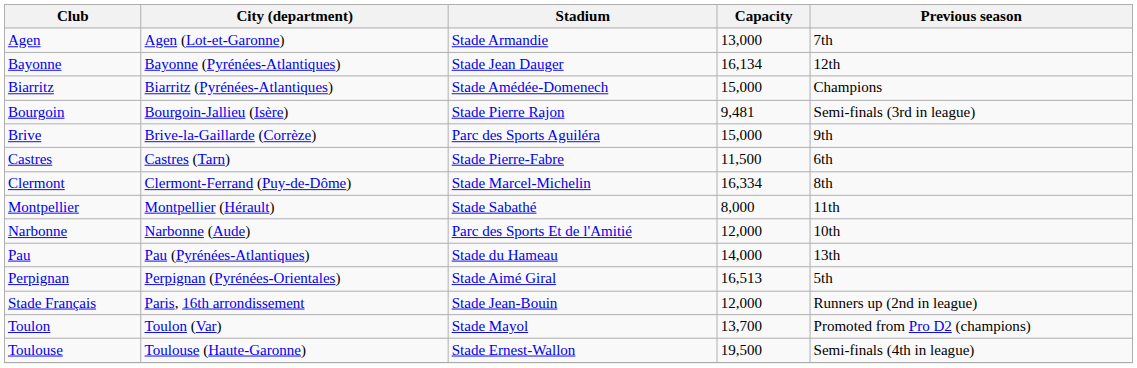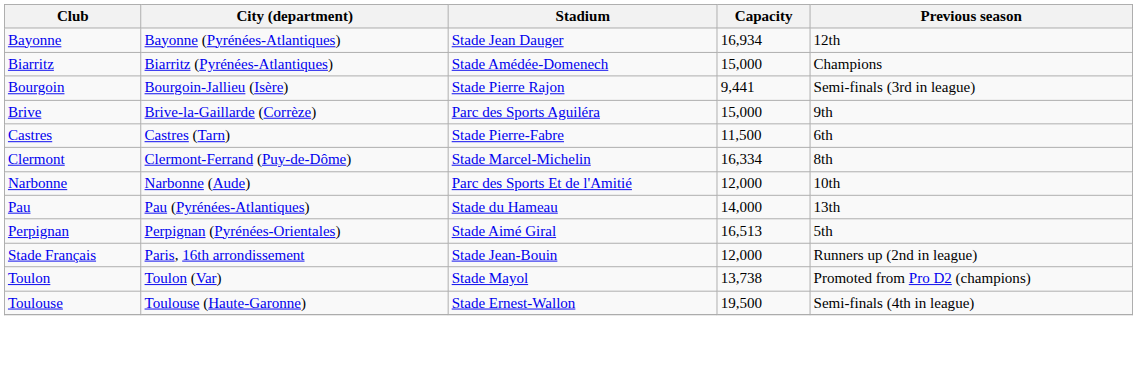- row: (24, 40)
(741, 64) 16,134 -> (741, 40) 16,934
(738, 111) 9,481 -> (738, 87) 9,441
- row: (43, 207)
(741, 326) 13,700 -> (741, 278) 13,738
